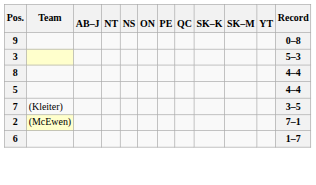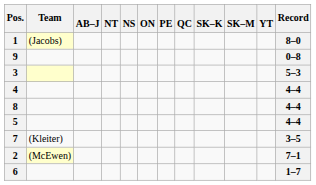+ row: (15, 41)
+ row: (15, 90)
